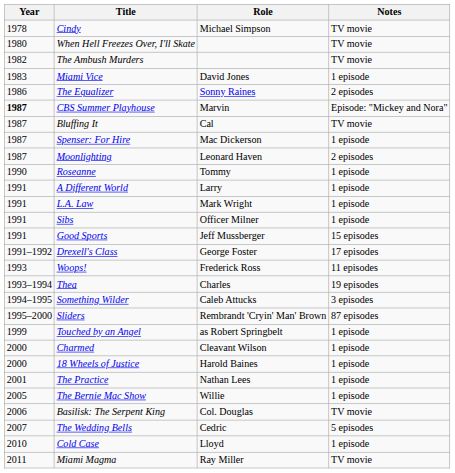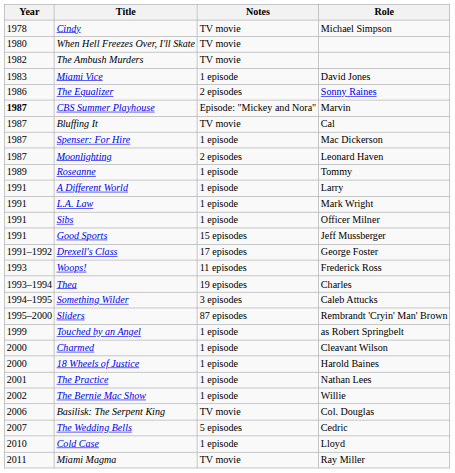columns swapped: (263, 12) <-> (389, 12)
(17, 172) 1990 -> (17, 172) 1989
(17, 396) 2005 -> (17, 396) 2002
